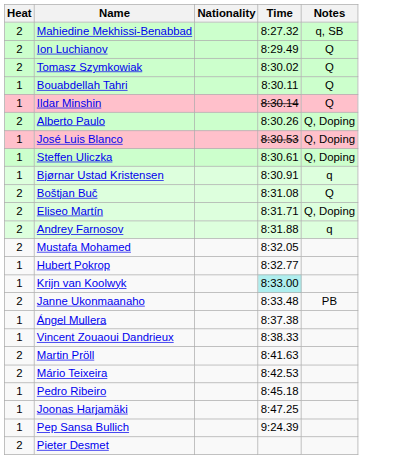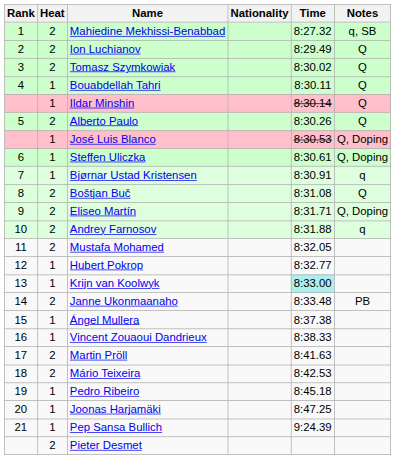+ column: (21, 13)
(329, 121) Q, Doping -> (362, 121) Q
